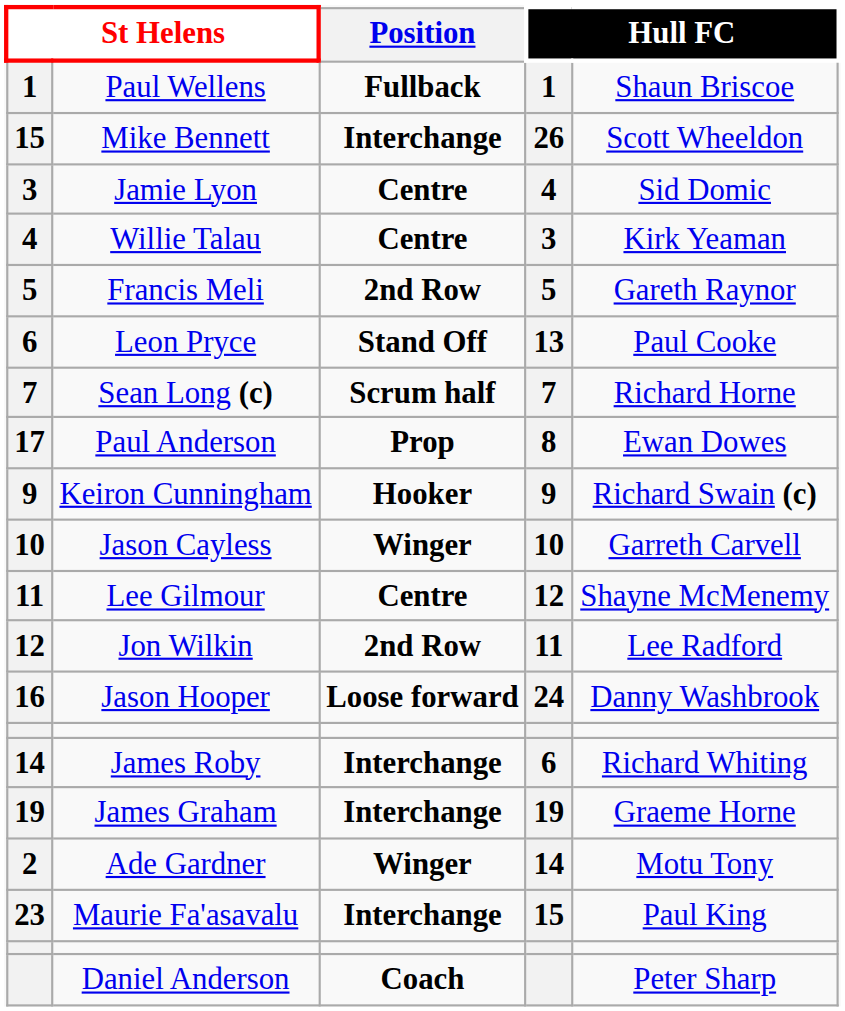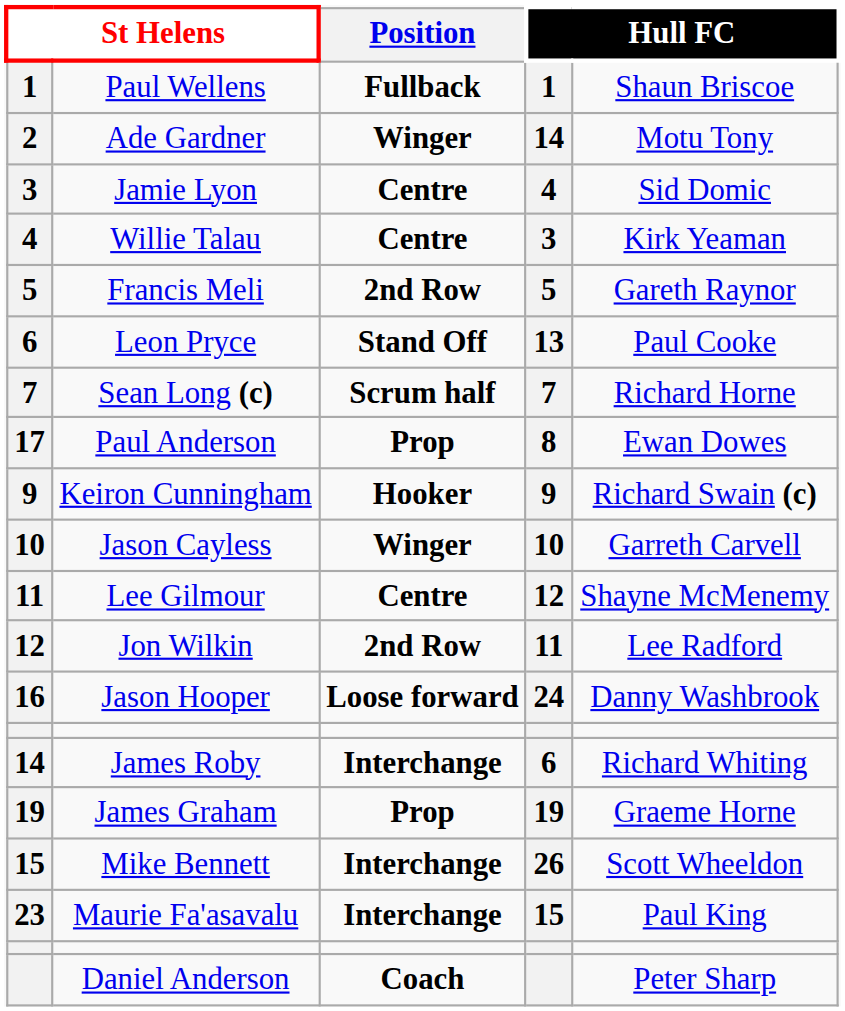rows swapped: (30, 863) <-> (30, 137)
(422, 812) Interchange -> (422, 812) Prop
